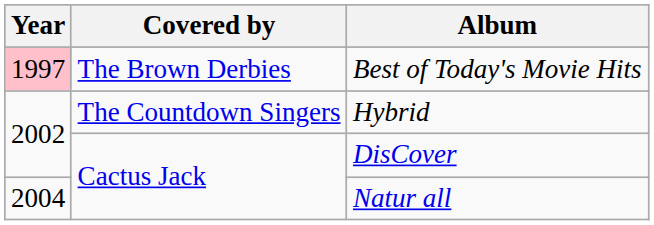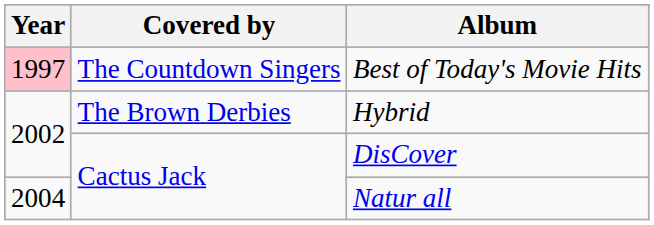(184, 68) The Brown Derbies -> (209, 68) The Countdown Singers
(209, 111) The Countdown Singers -> (184, 111) The Brown Derbies
